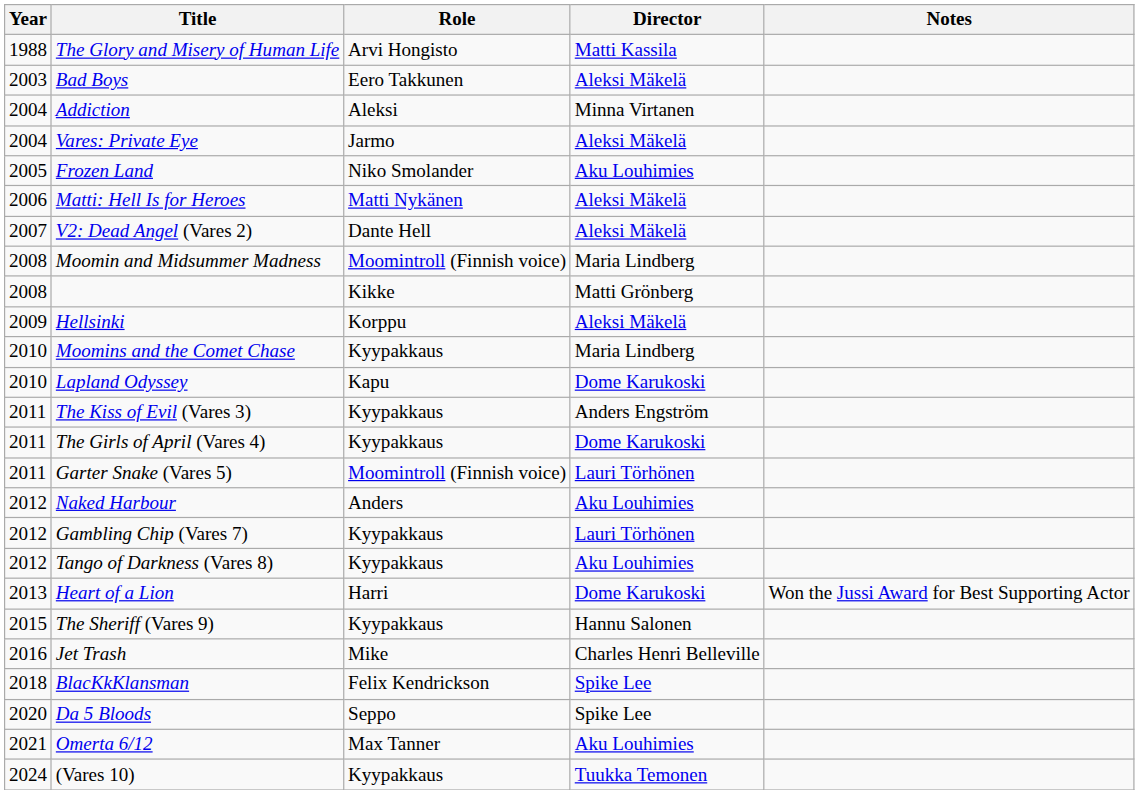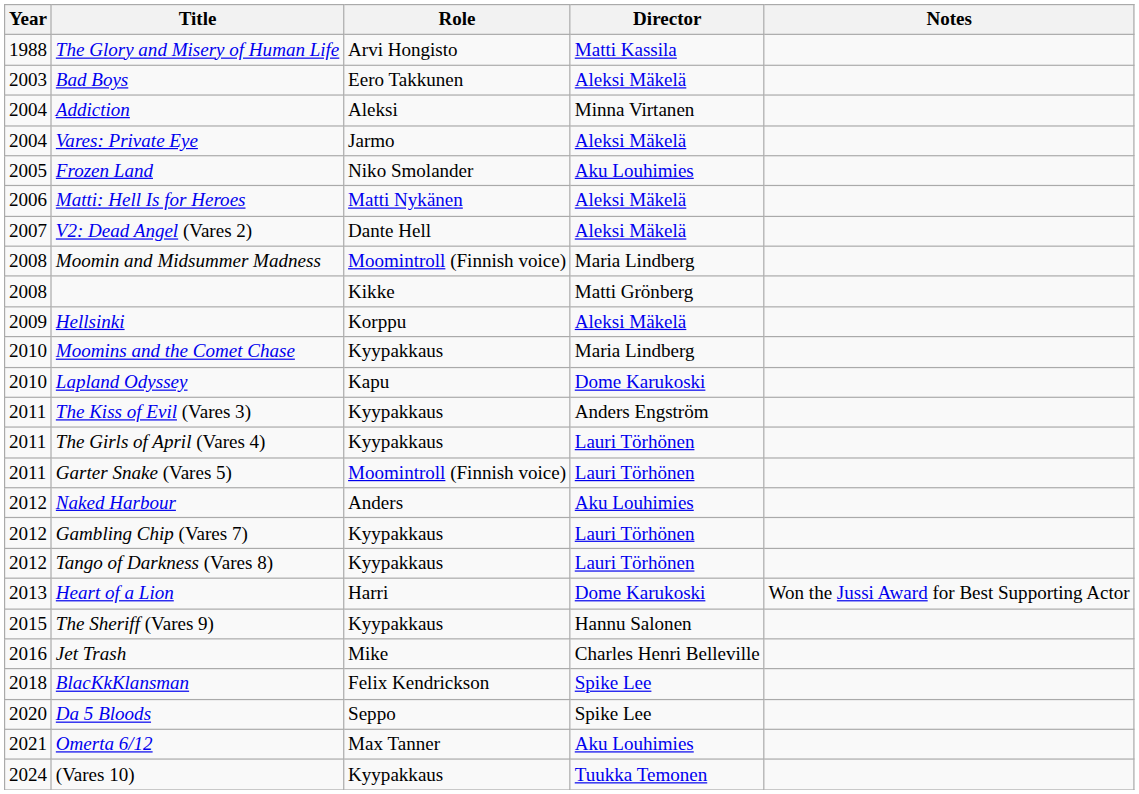(640, 442) Dome Karukoski -> (635, 442) Lauri Törhönen
(634, 563) Aku Louhimies -> (635, 563) Lauri Törhönen
